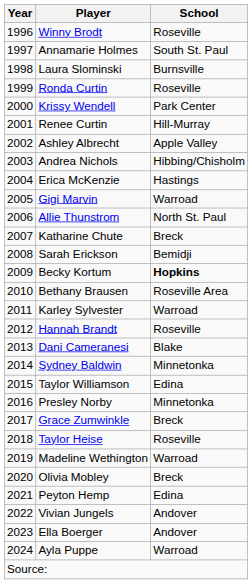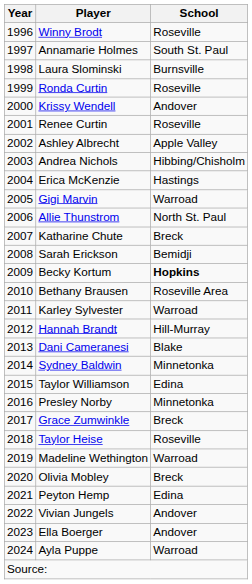(184, 106) Park Center -> (175, 106) Andover
(182, 124) Hill-Murray -> (177, 124) Roseville
(177, 328) Roseville -> (182, 328) Hill-Murray
